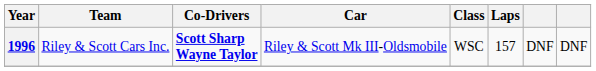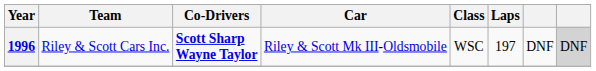(505, 46) 157 -> (505, 46) 197
(574, 46) no background -> (574, 46) lightgrey background
